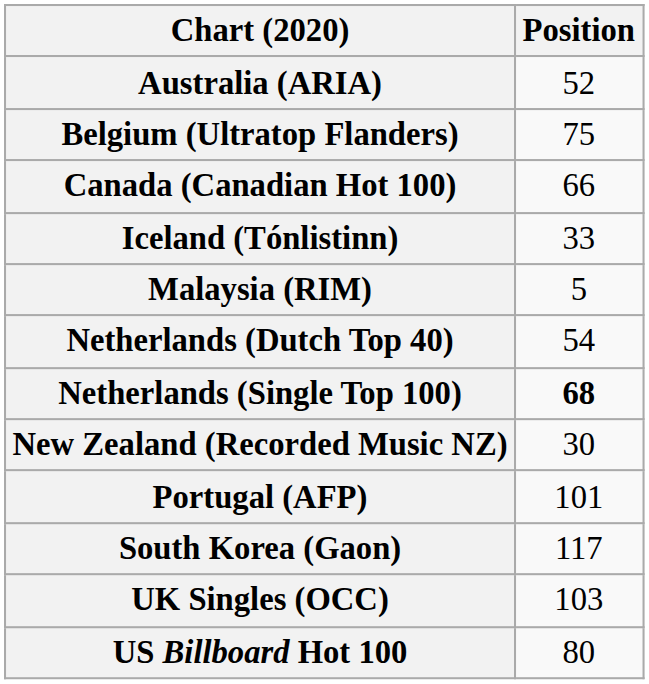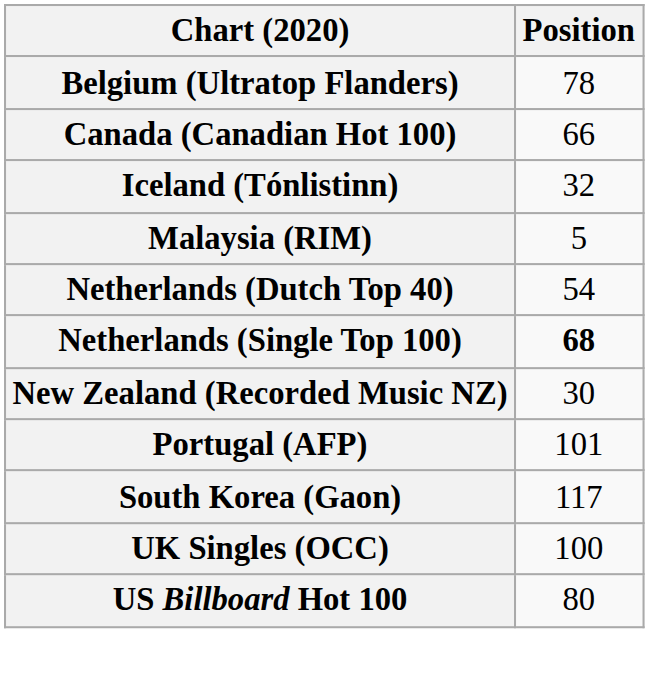- row: (260, 82)
(579, 133) 75 -> (579, 82) 78
(579, 237) 33 -> (579, 185) 32
(579, 599) 103 -> (579, 548) 100
